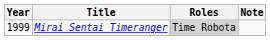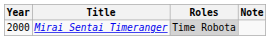(18, 28) 1999 -> (18, 28) 2000
